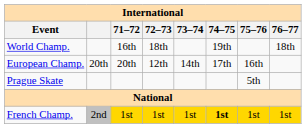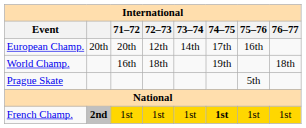rows swapped: (38, 47) <-> (46, 64)
(99, 115) normal -> (99, 115) bold
